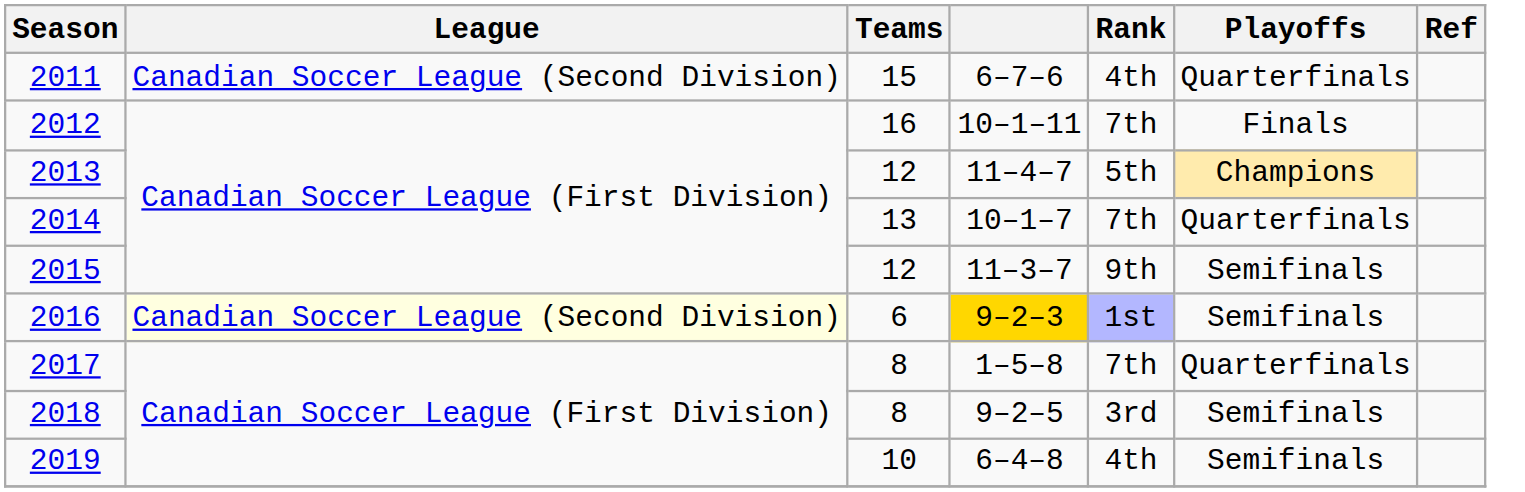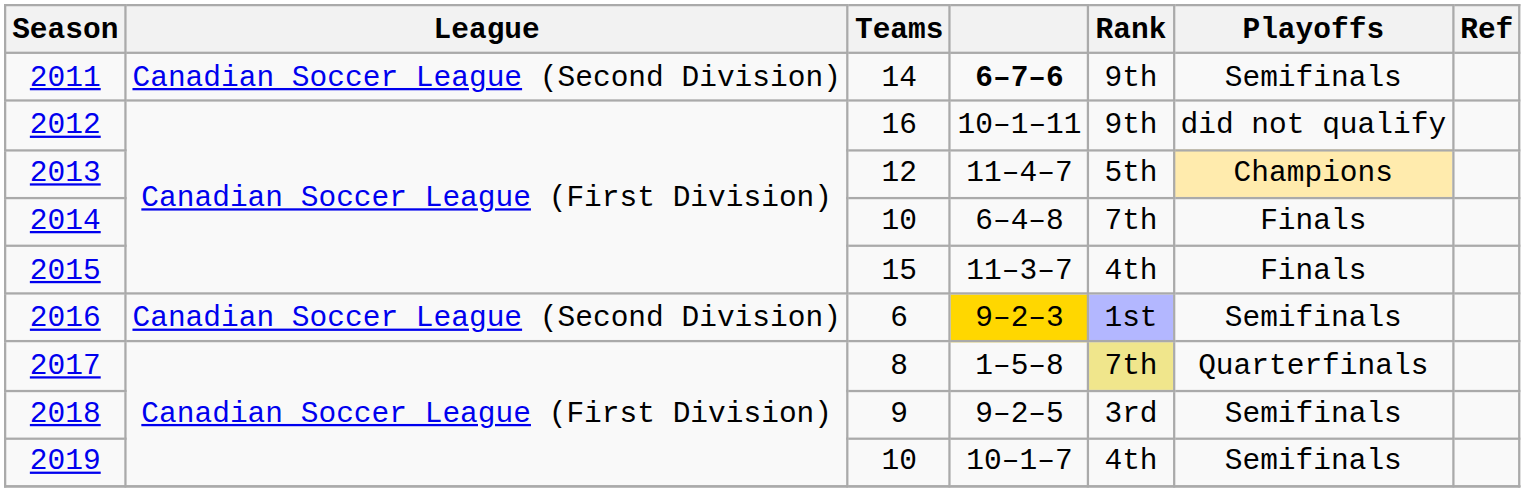(899, 77) 15 -> (899, 77) 14
(1020, 77) normal -> (1020, 77) bold
(1131, 77) 4th -> (1131, 77) 9th
(1296, 77) Quarterfinals -> (1313, 77) Semifinals
(1131, 125) 7th -> (1131, 125) 9th
(1296, 125) Finals -> (1313, 125) did not qualify
(899, 222) 13 -> (899, 222) 10
(1020, 222) 10–1–7 -> (1020, 222) 6–4–8
(1296, 222) Quarterfinals -> (1313, 222) Finals
(899, 270) 12 -> (899, 270) 15
(1131, 270) 9th -> (1131, 270) 4th
(1296, 270) Semifinals -> (1313, 270) Finals
(487, 318) lightyellow background -> (487, 318) no background
(1131, 366) no background -> (1131, 366) khaki background
(899, 414) 8 -> (899, 414) 9
(1020, 462) 6–4–8 -> (1020, 462) 10–1–7
